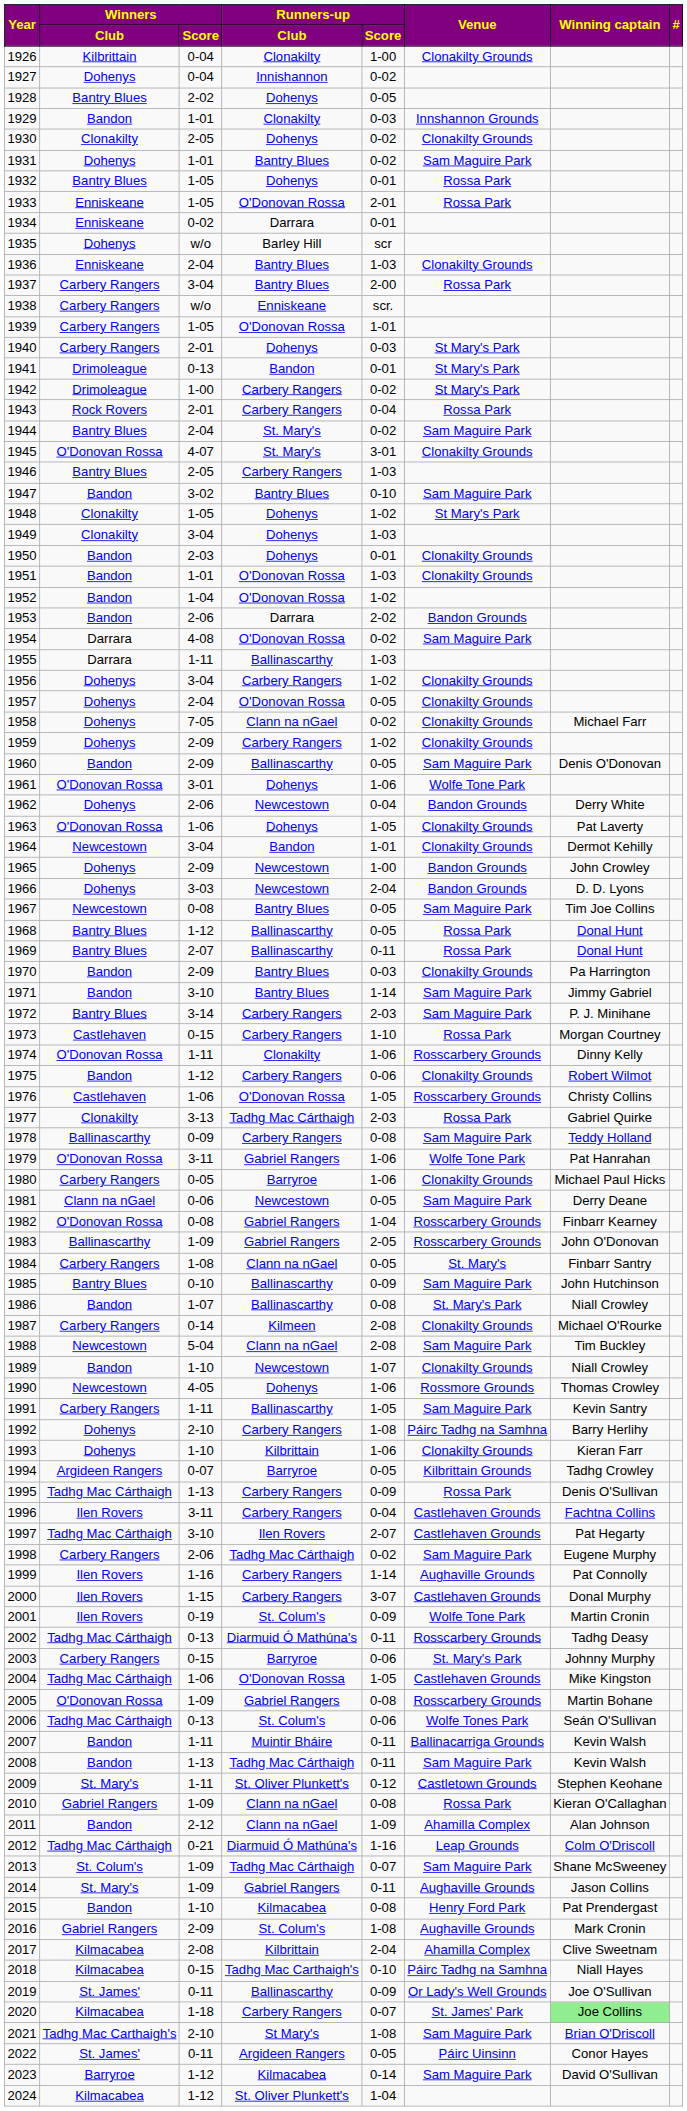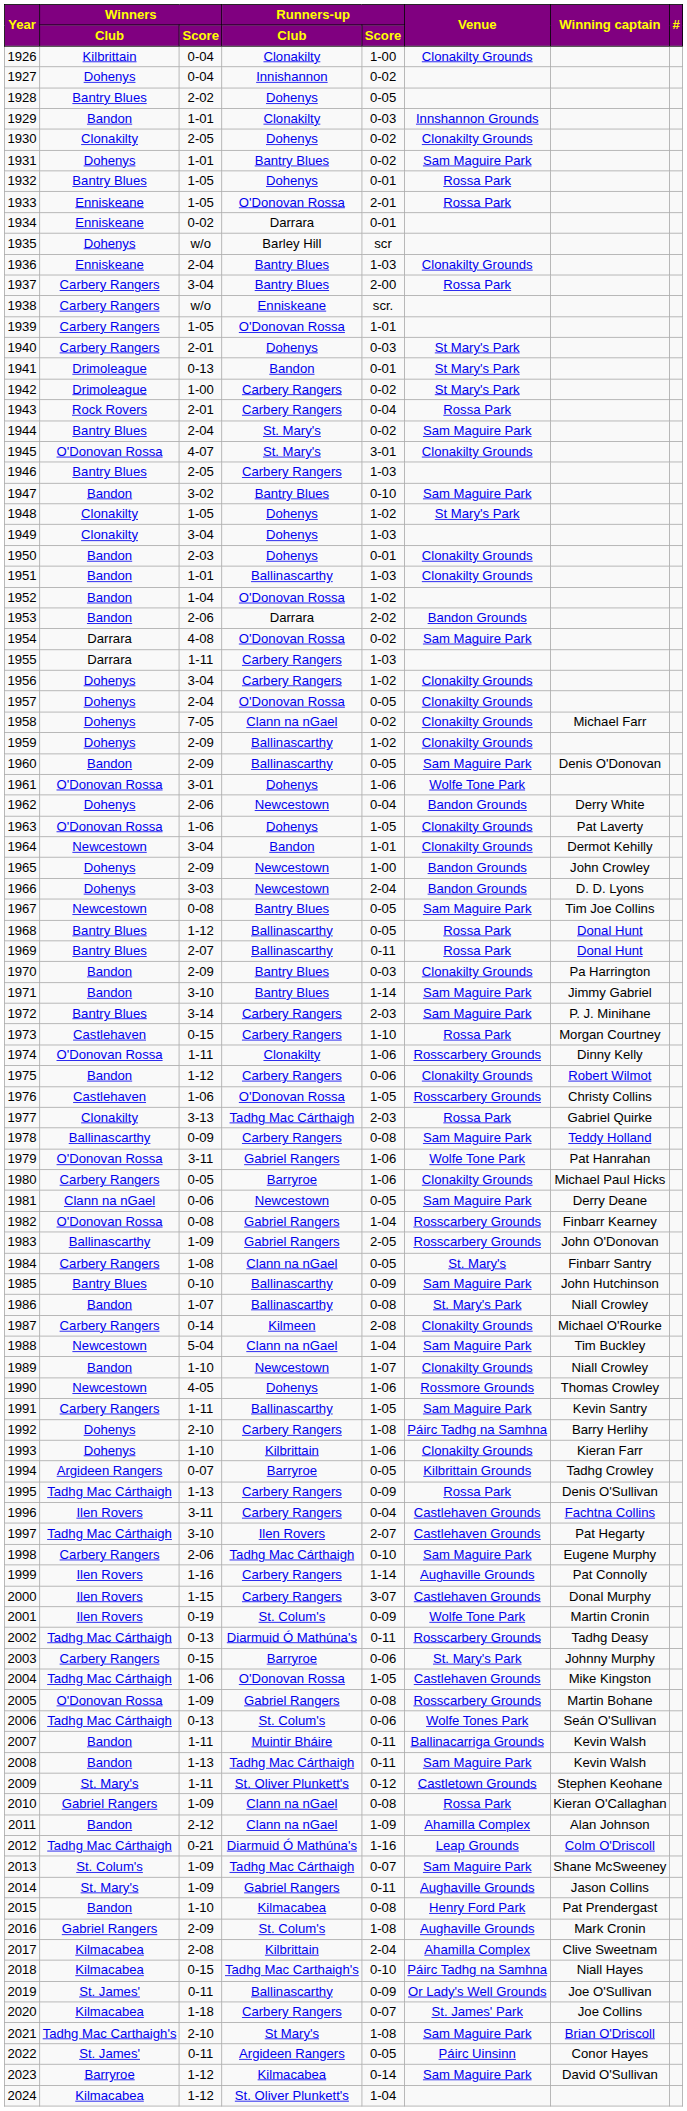(292, 576) O'Donovan Rossa -> (292, 576) Ballinascarthy
(292, 659) Ballinascarthy -> (292, 659) Carbery Rangers
(292, 743) Carbery Rangers -> (292, 743) Ballinascarthy
(383, 1346) 2-08 -> (383, 1346) 1-04
(383, 1554) 0-02 -> (383, 1554) 0-10
(610, 2012) lightgreen background -> (610, 2012) no background
